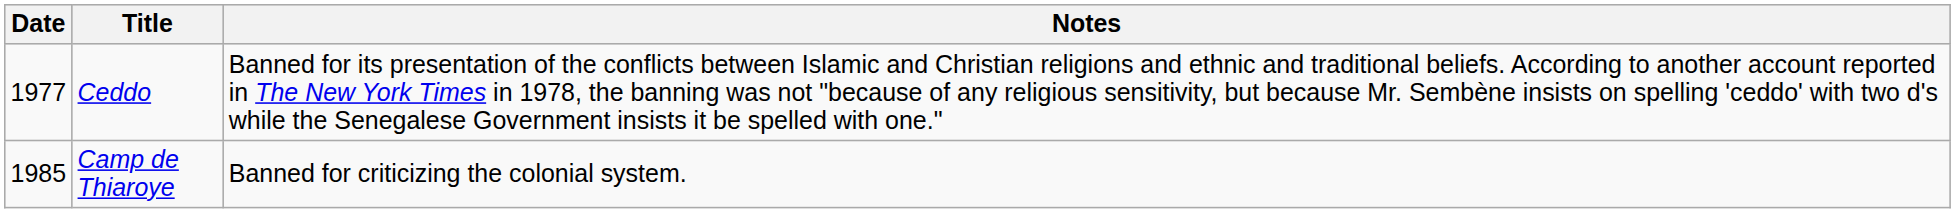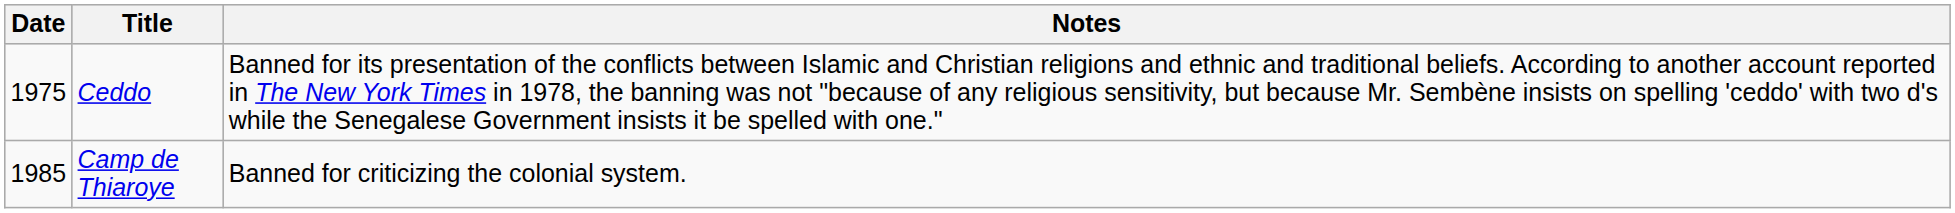(38, 91) 1977 -> (38, 91) 1975
